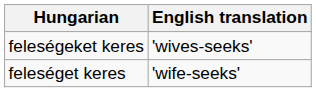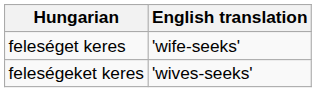rows swapped: (67, 73) <-> (76, 45)
